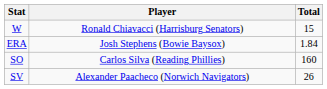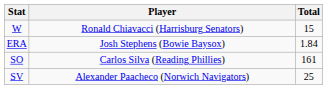(309, 60) 160 -> (309, 60) 161
(309, 76) 26 -> (309, 76) 25
